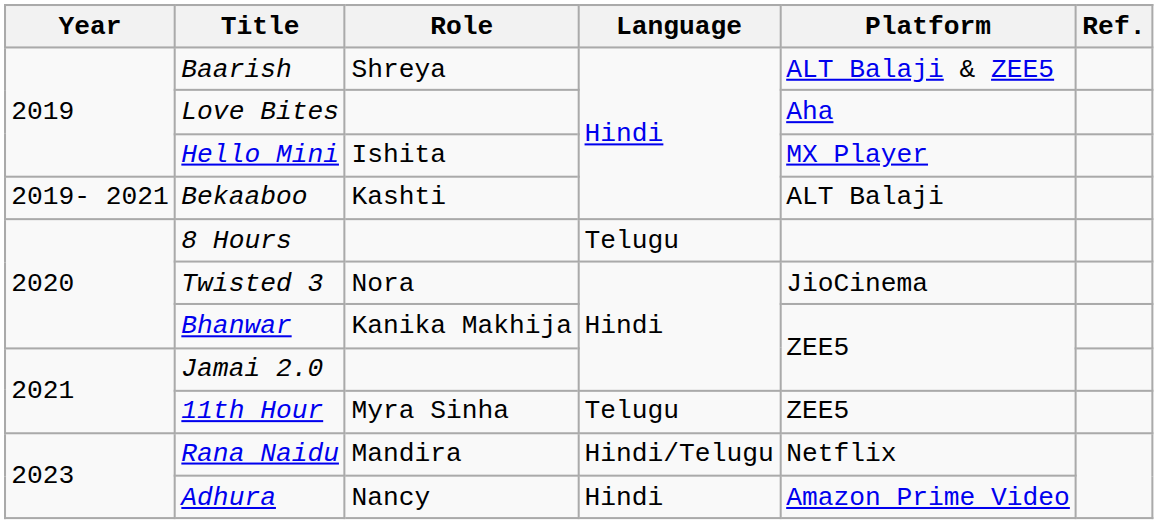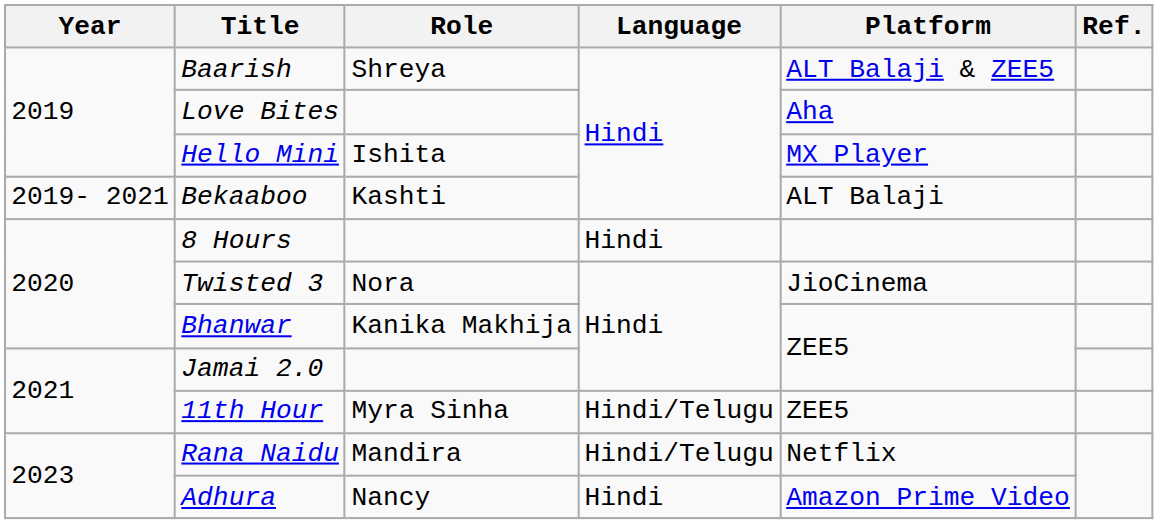(632, 240) Telugu -> (624, 240) Hindi
(632, 412) Telugu -> (679, 412) Hindi/Telugu
